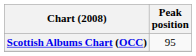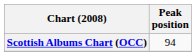(170, 42) 95 -> (170, 42) 94
